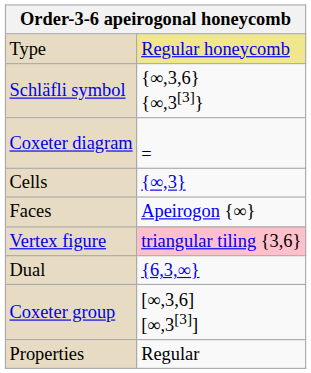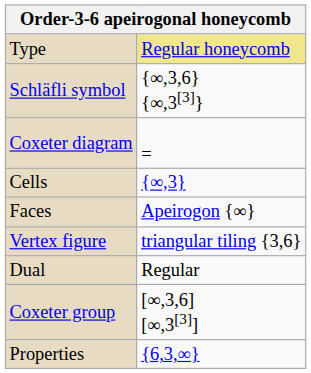(221, 240) pink background -> (221, 240) no background
(170, 270) {6,3,∞} -> (170, 270) Regular
(170, 354) Regular -> (170, 354) {6,3,∞}
